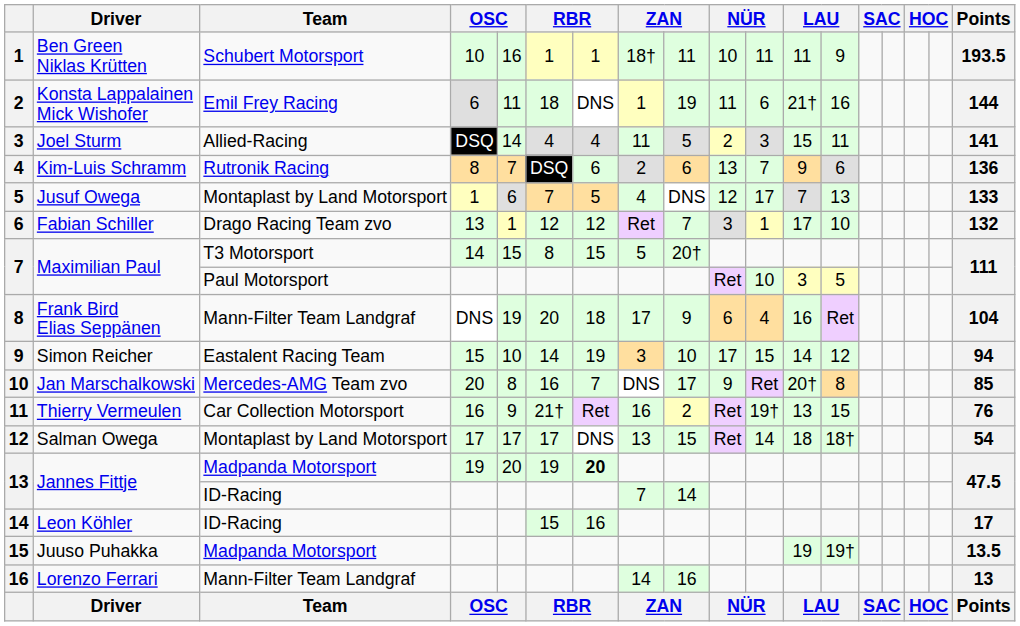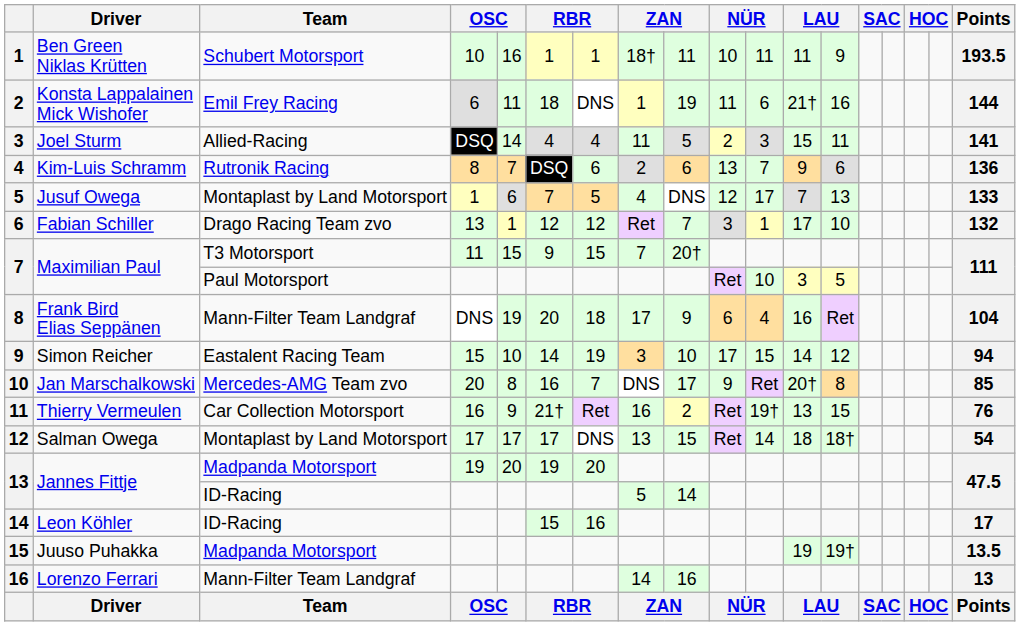(475, 252) 14 -> (475, 252) 11
(549, 252) 8 -> (549, 252) 9
(641, 252) 5 -> (641, 252) 7
(595, 467) bold -> (595, 467) normal
(641, 495) 7 -> (641, 495) 5
